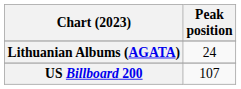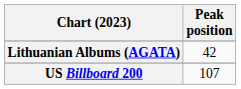(209, 52) 24 -> (209, 52) 42
